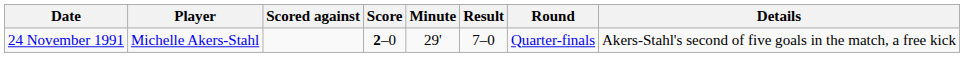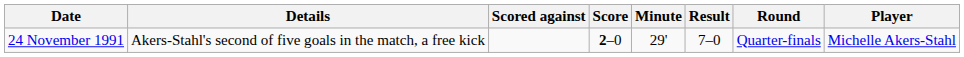columns swapped: (195, 16) <-> (779, 16)
